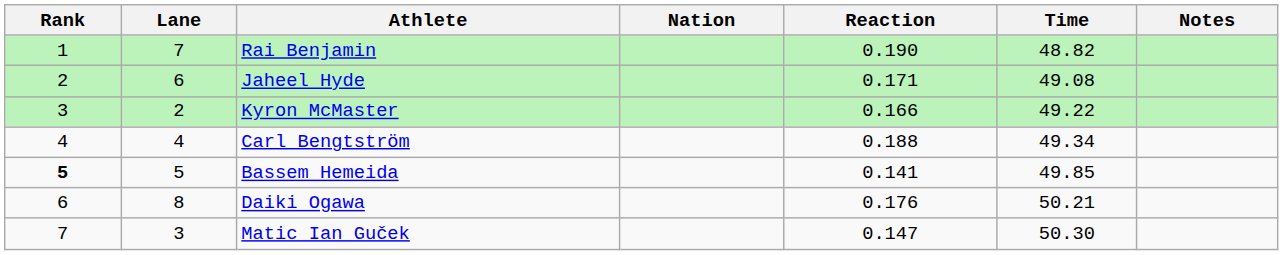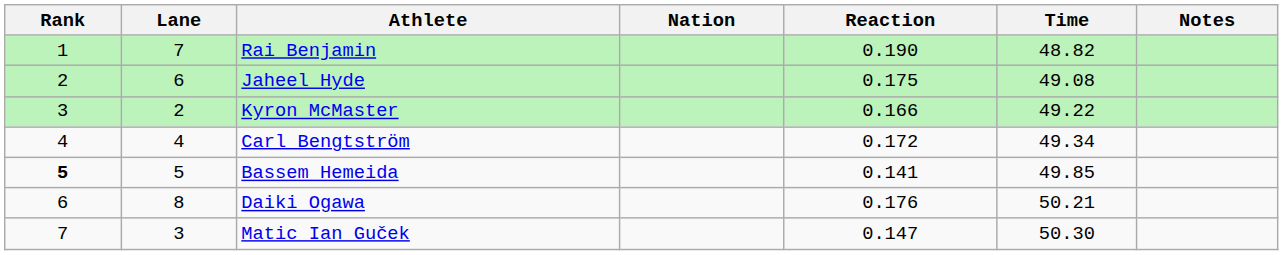(890, 81) 0.171 -> (890, 81) 0.175
(890, 142) 0.188 -> (890, 142) 0.172
